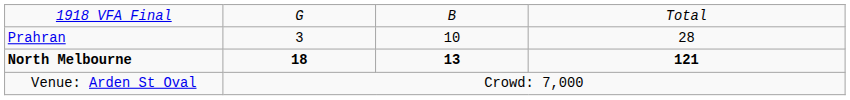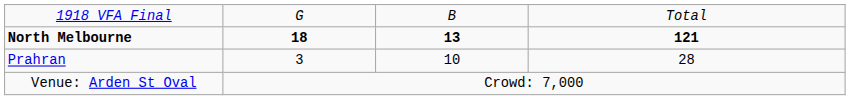rows swapped: (70, 61) <-> (37, 38)
